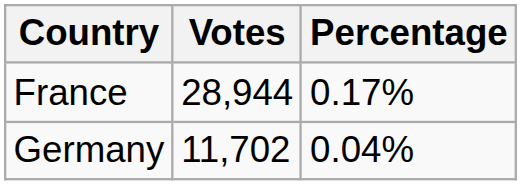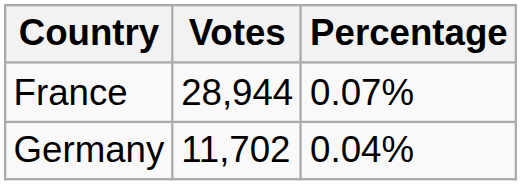(362, 91) 0.17% -> (362, 91) 0.07%
